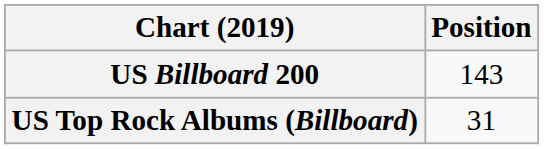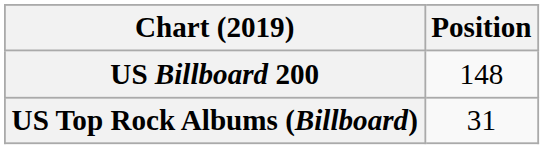(481, 73) 143 -> (481, 73) 148
